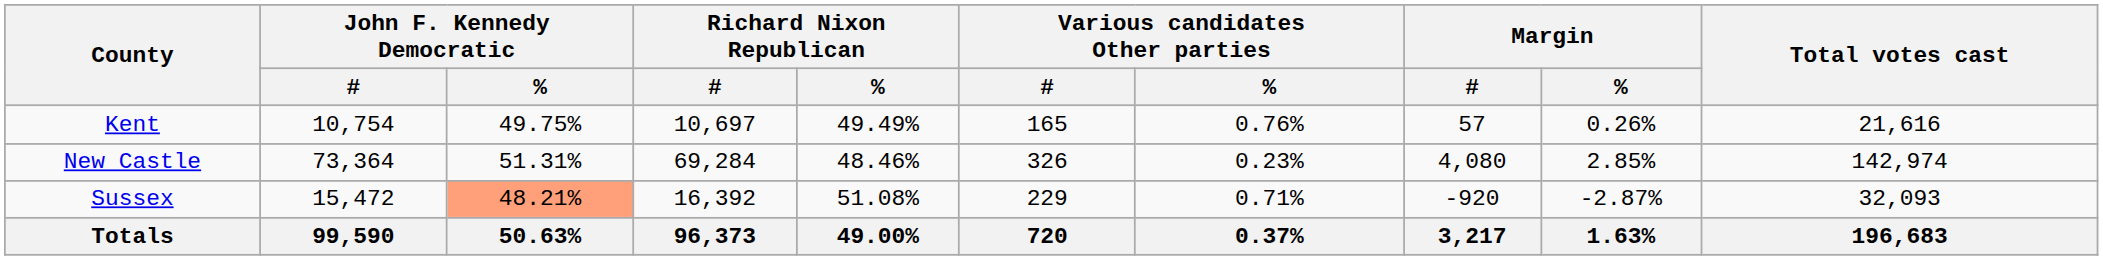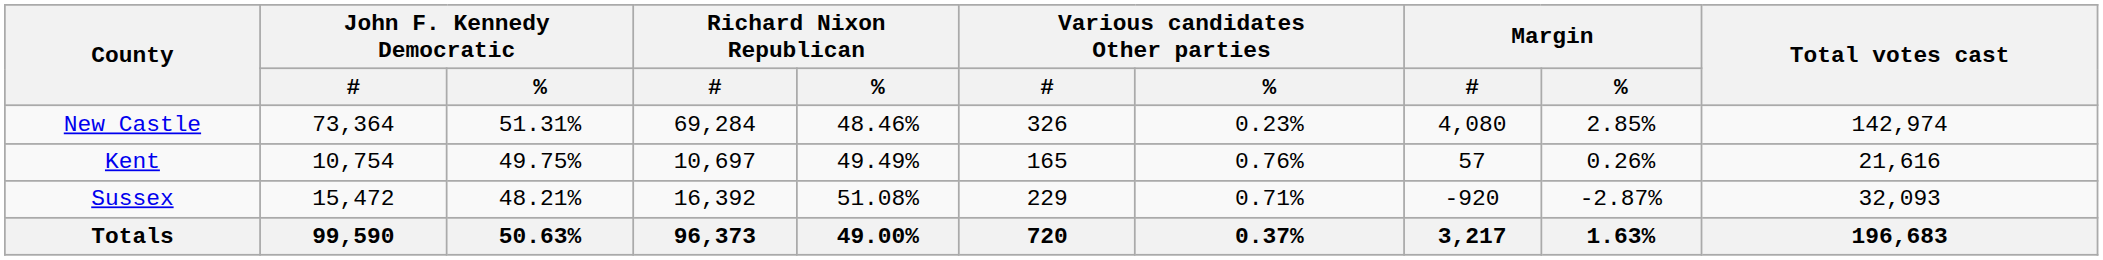rows swapped: (132, 125) <-> (132, 162)
(540, 199) lightsalmon background -> (540, 199) no background
